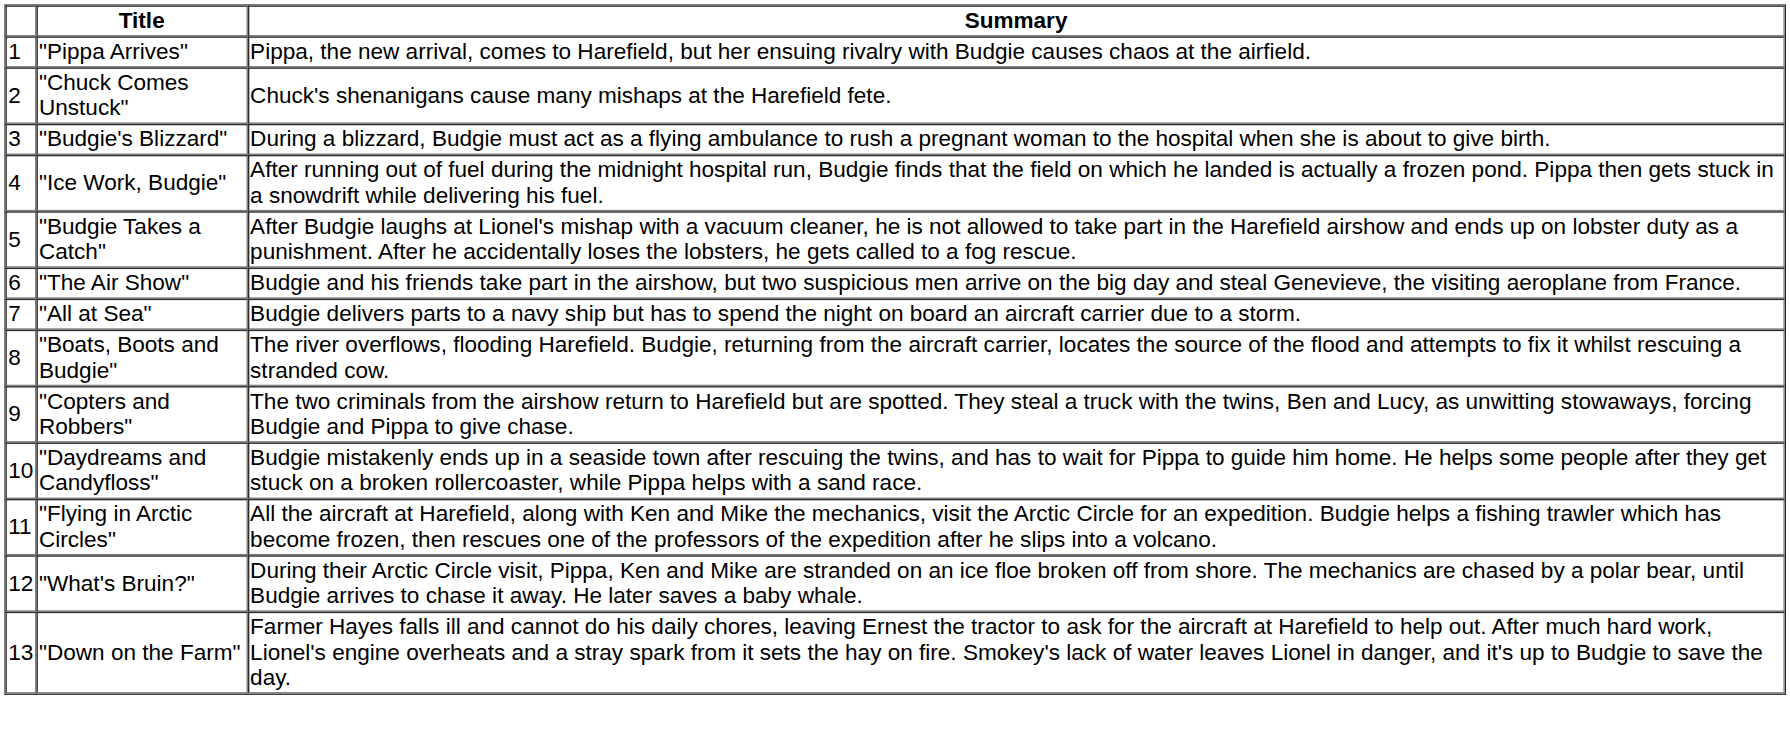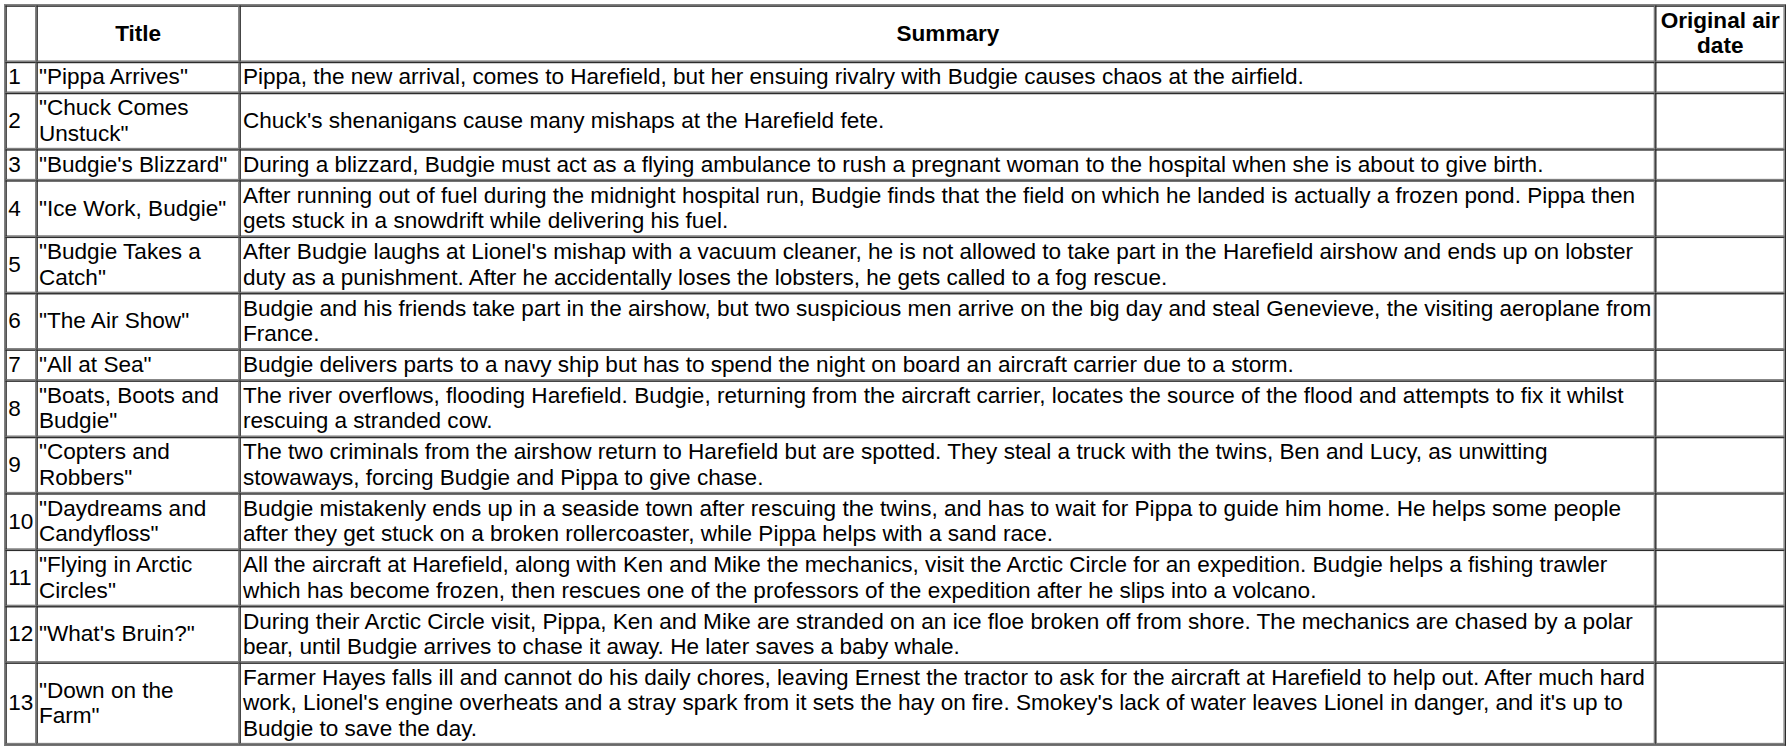+ column: (1720, 33)
